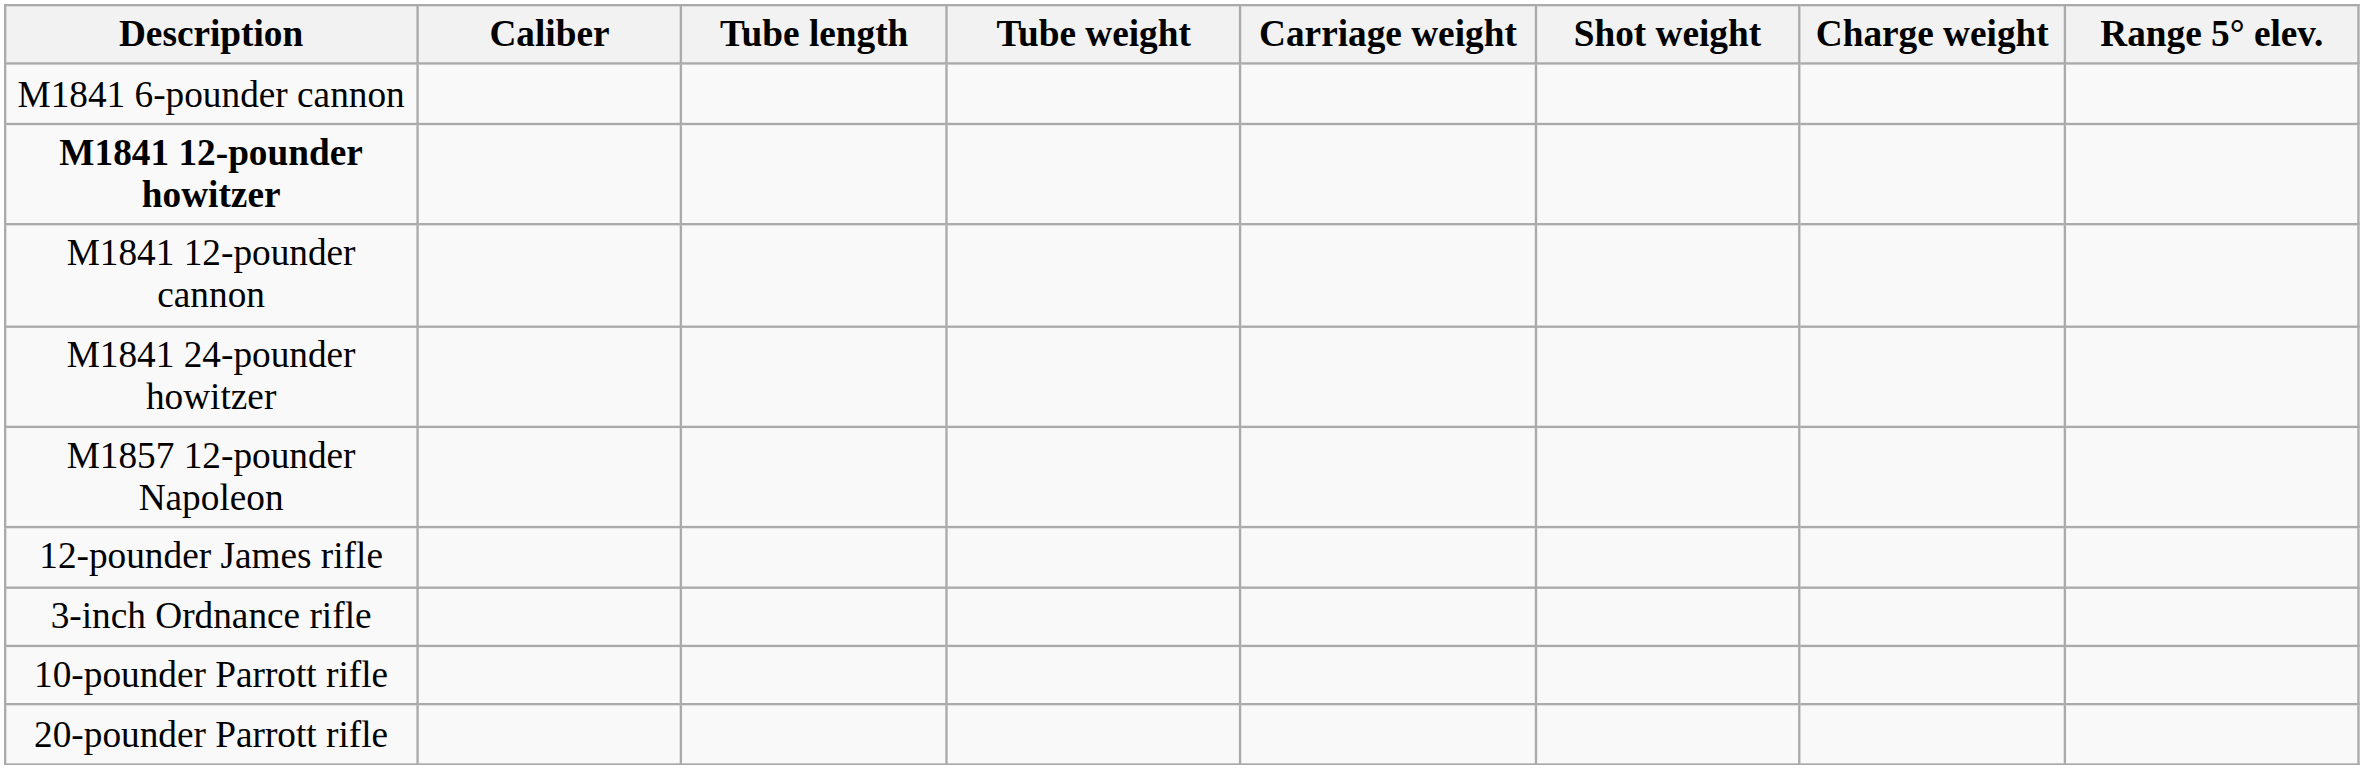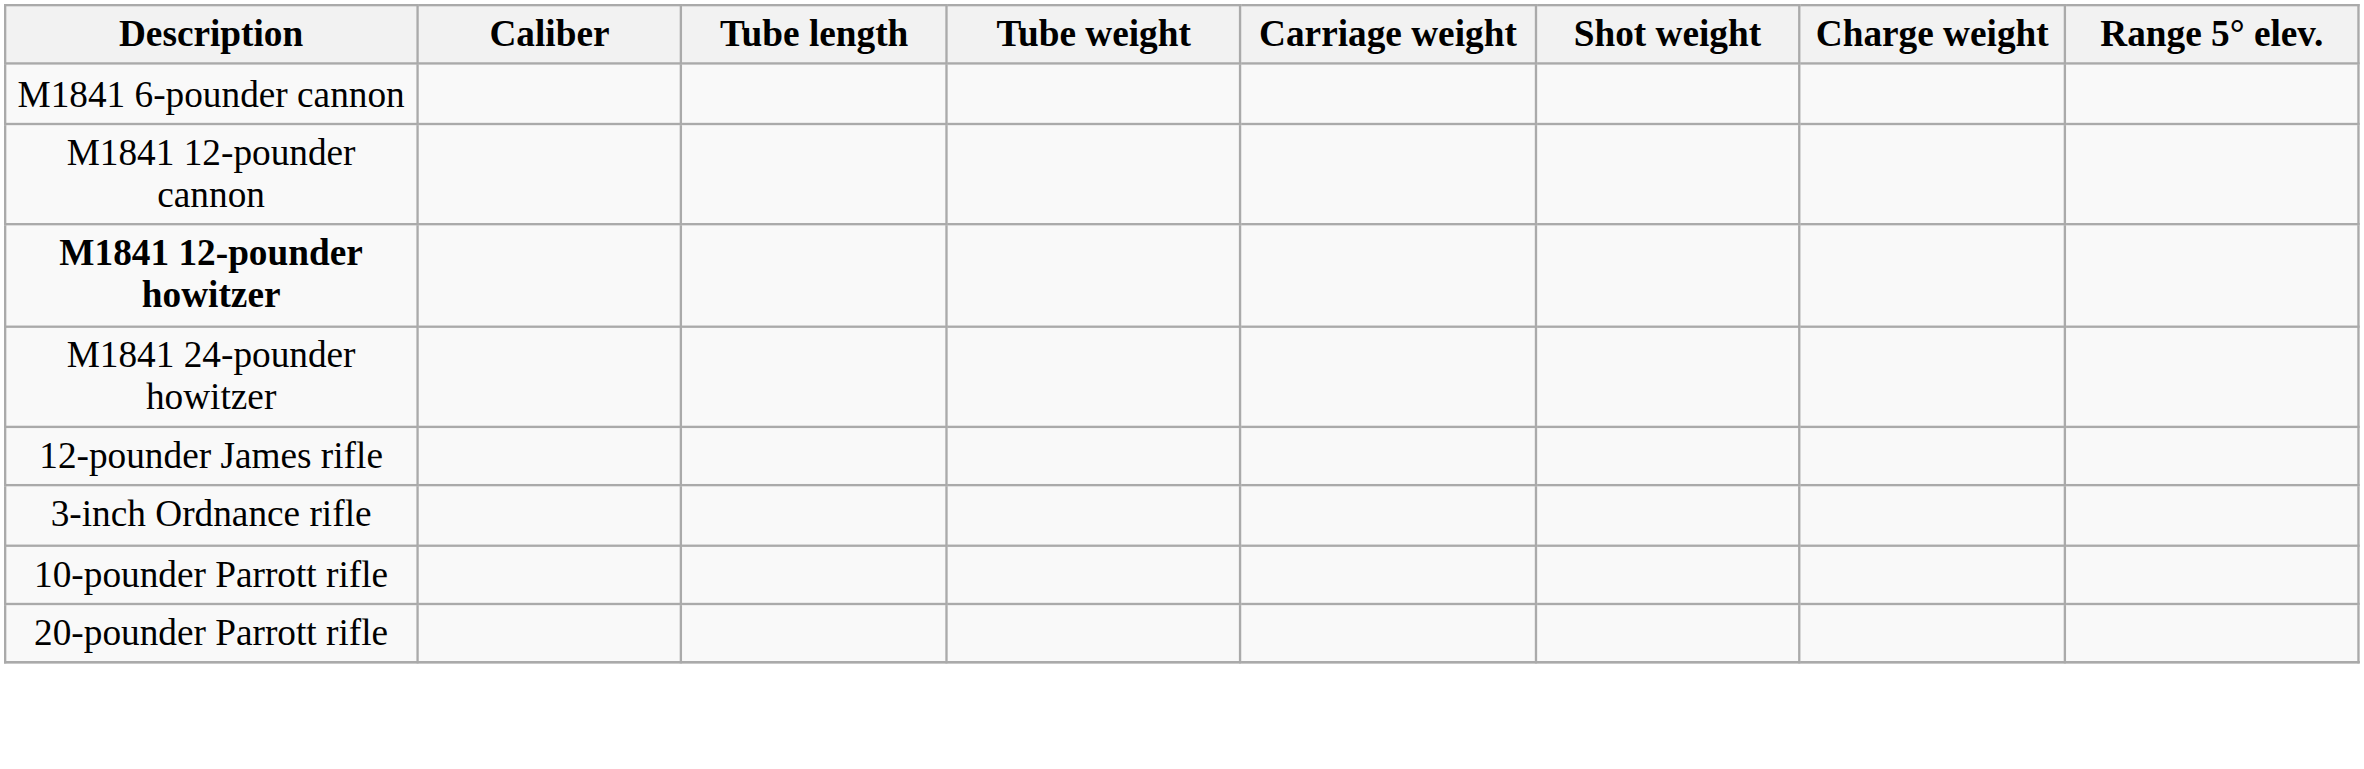rows swapped: (211, 274) <-> (211, 173)
- row: (211, 476)
